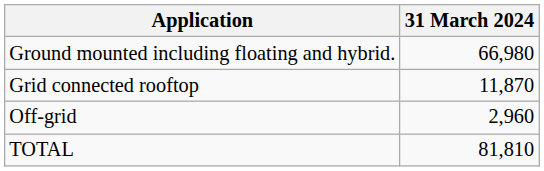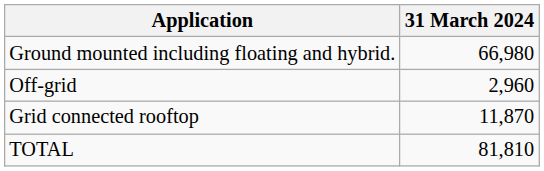rows swapped: (104, 85) <-> (43, 117)
